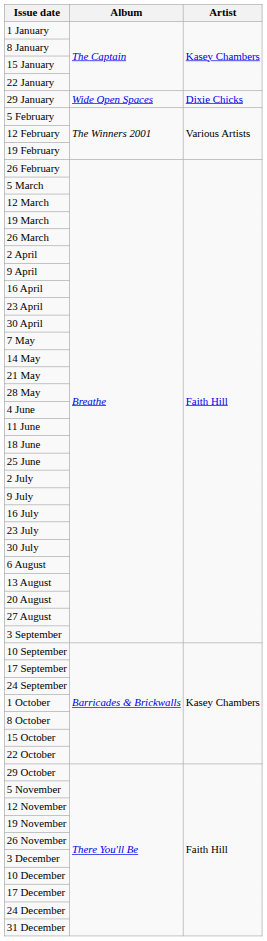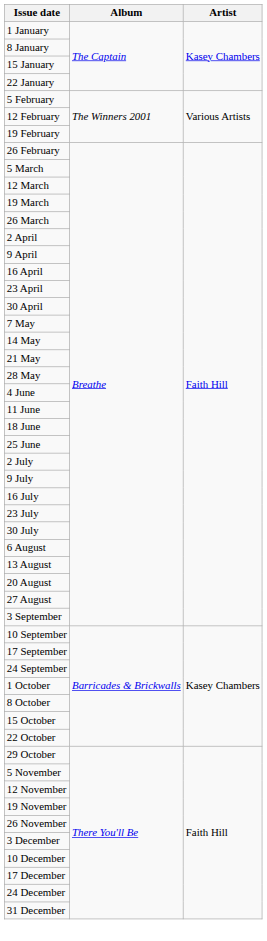- row: (31, 99)
